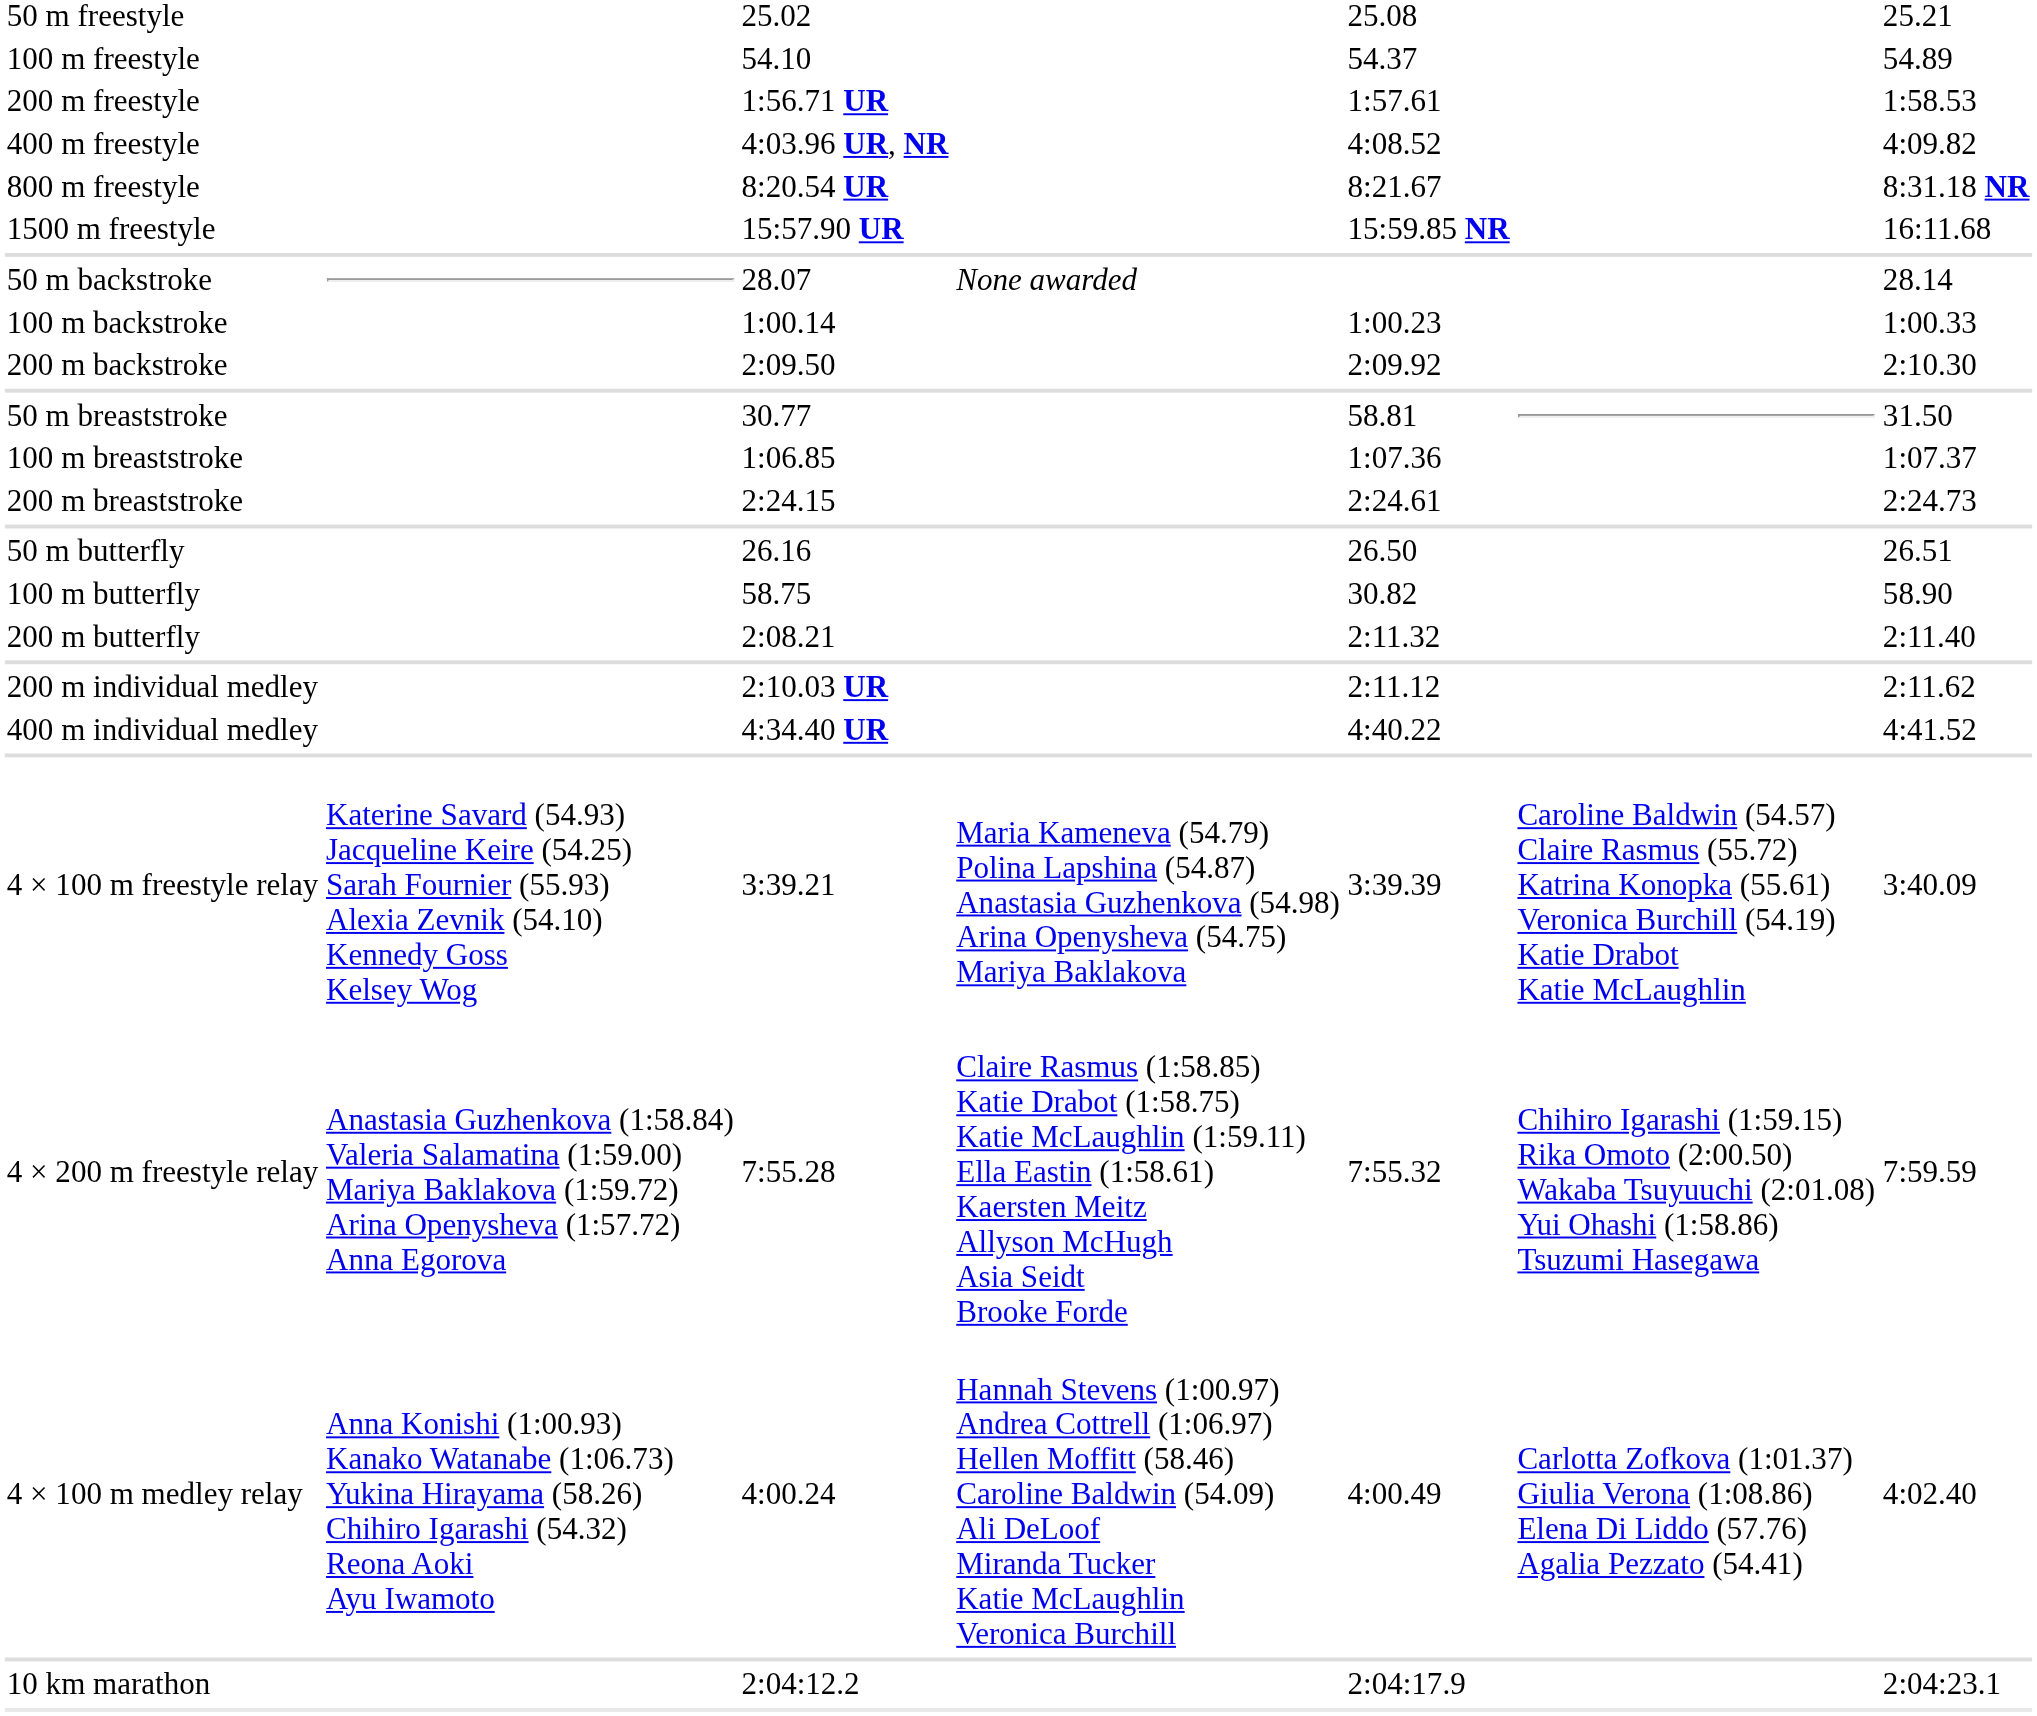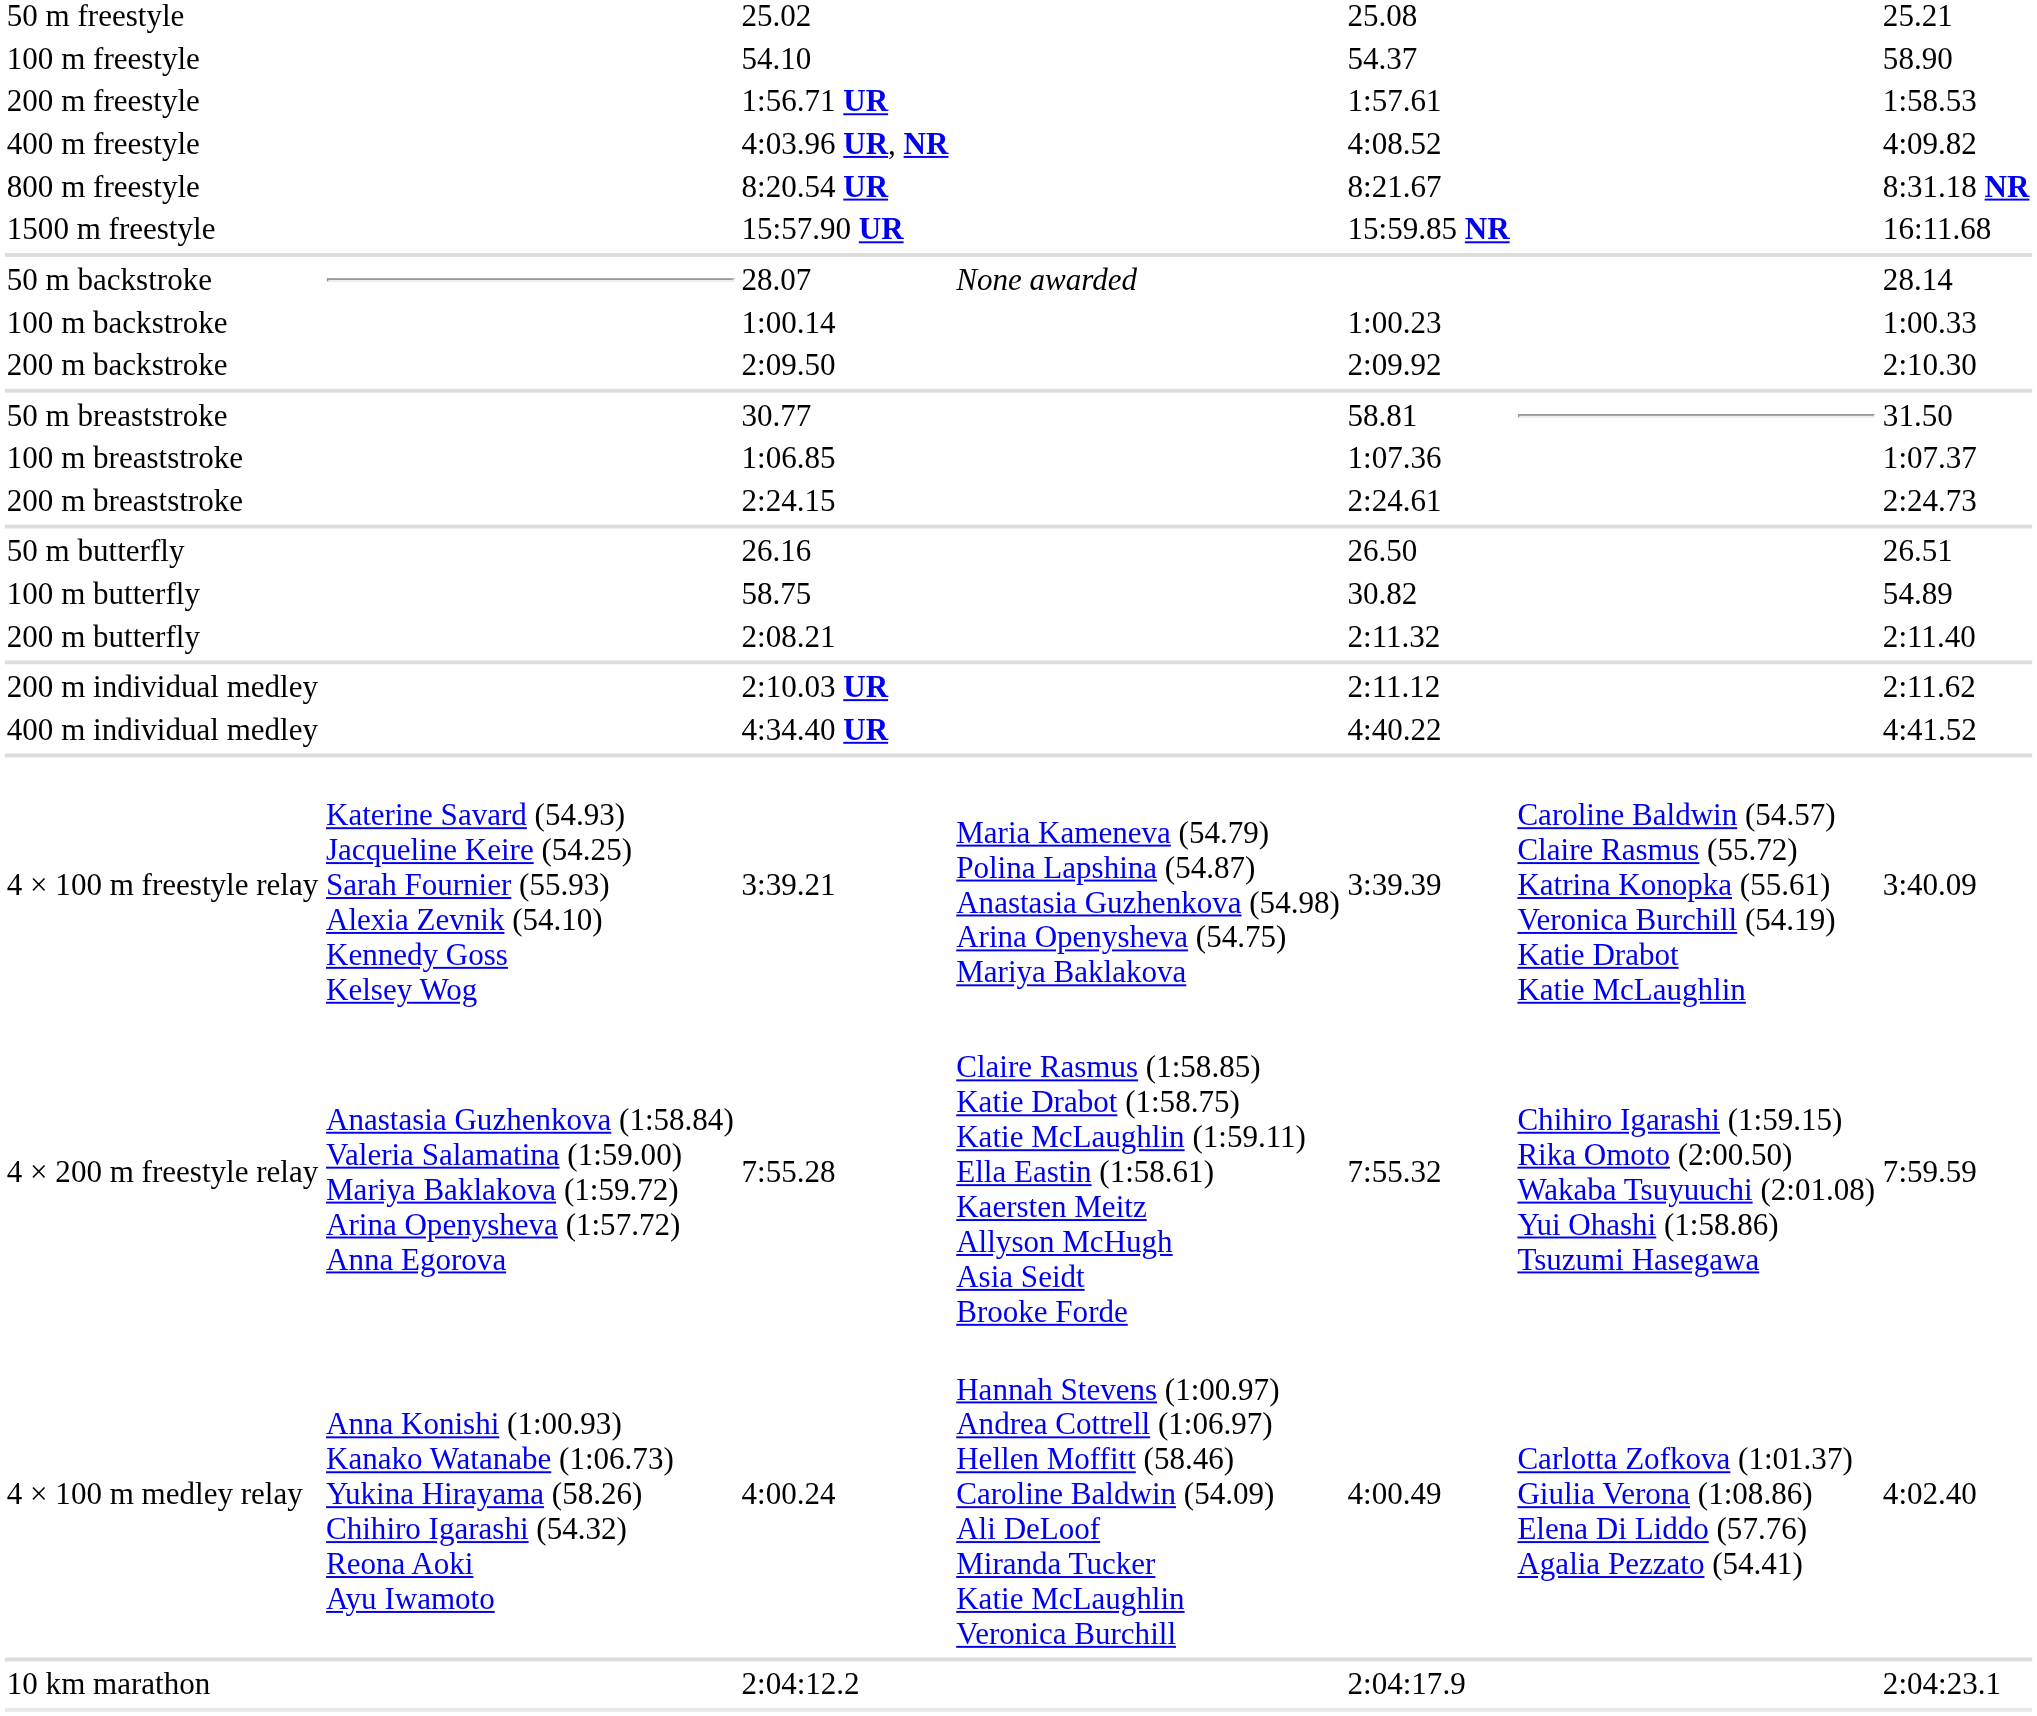(1918, 58) 54.89 -> (1918, 58) 58.90
(1918, 593) 58.90 -> (1918, 593) 54.89
